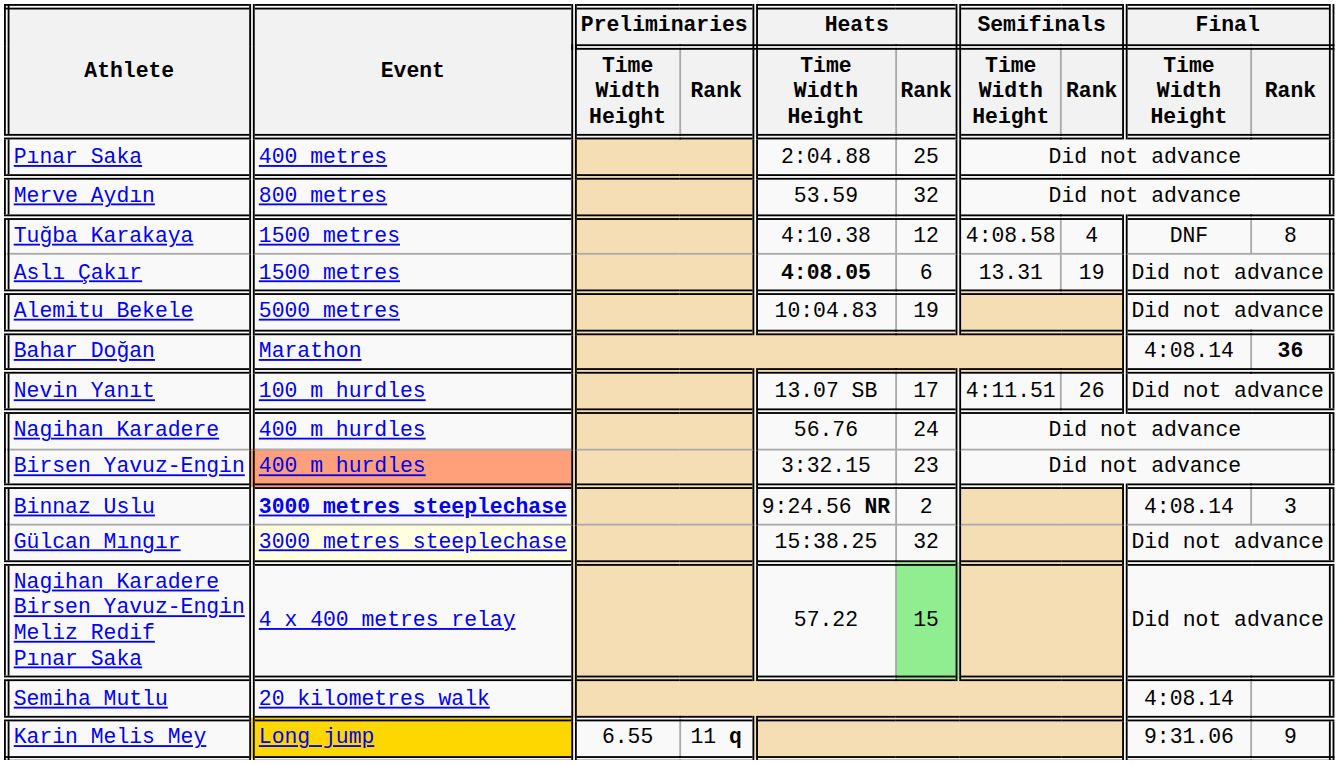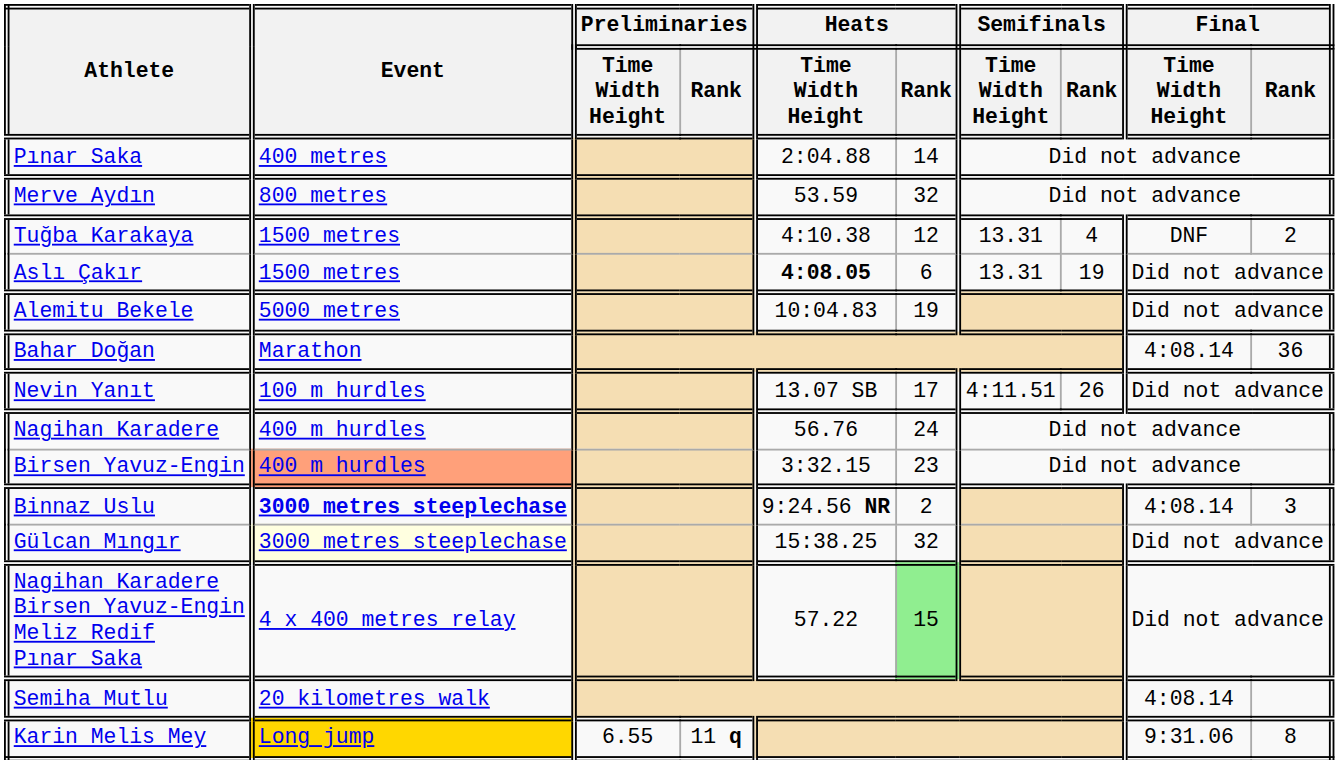(926, 157) 25 -> (926, 157) 14
(1011, 236) 4:08.58 -> (1011, 236) 13.31
(1290, 236) 8 -> (1290, 236) 2
(1290, 351) bold -> (1290, 351) normal
(1290, 738) 9 -> (1290, 738) 8
